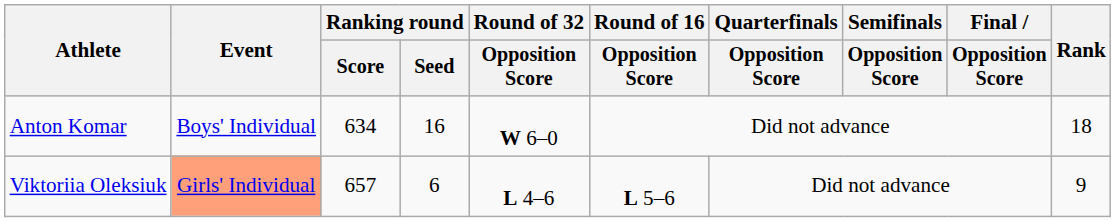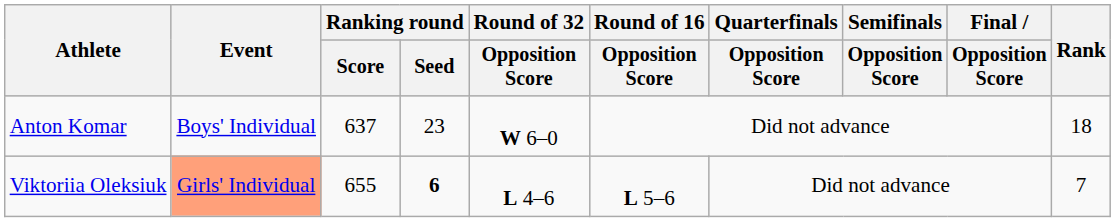(360, 126) 634 -> (360, 126) 637
(434, 126) 16 -> (434, 126) 23
(360, 186) 657 -> (360, 186) 655
(434, 186) normal -> (434, 186) bold
(1081, 186) 9 -> (1081, 186) 7
